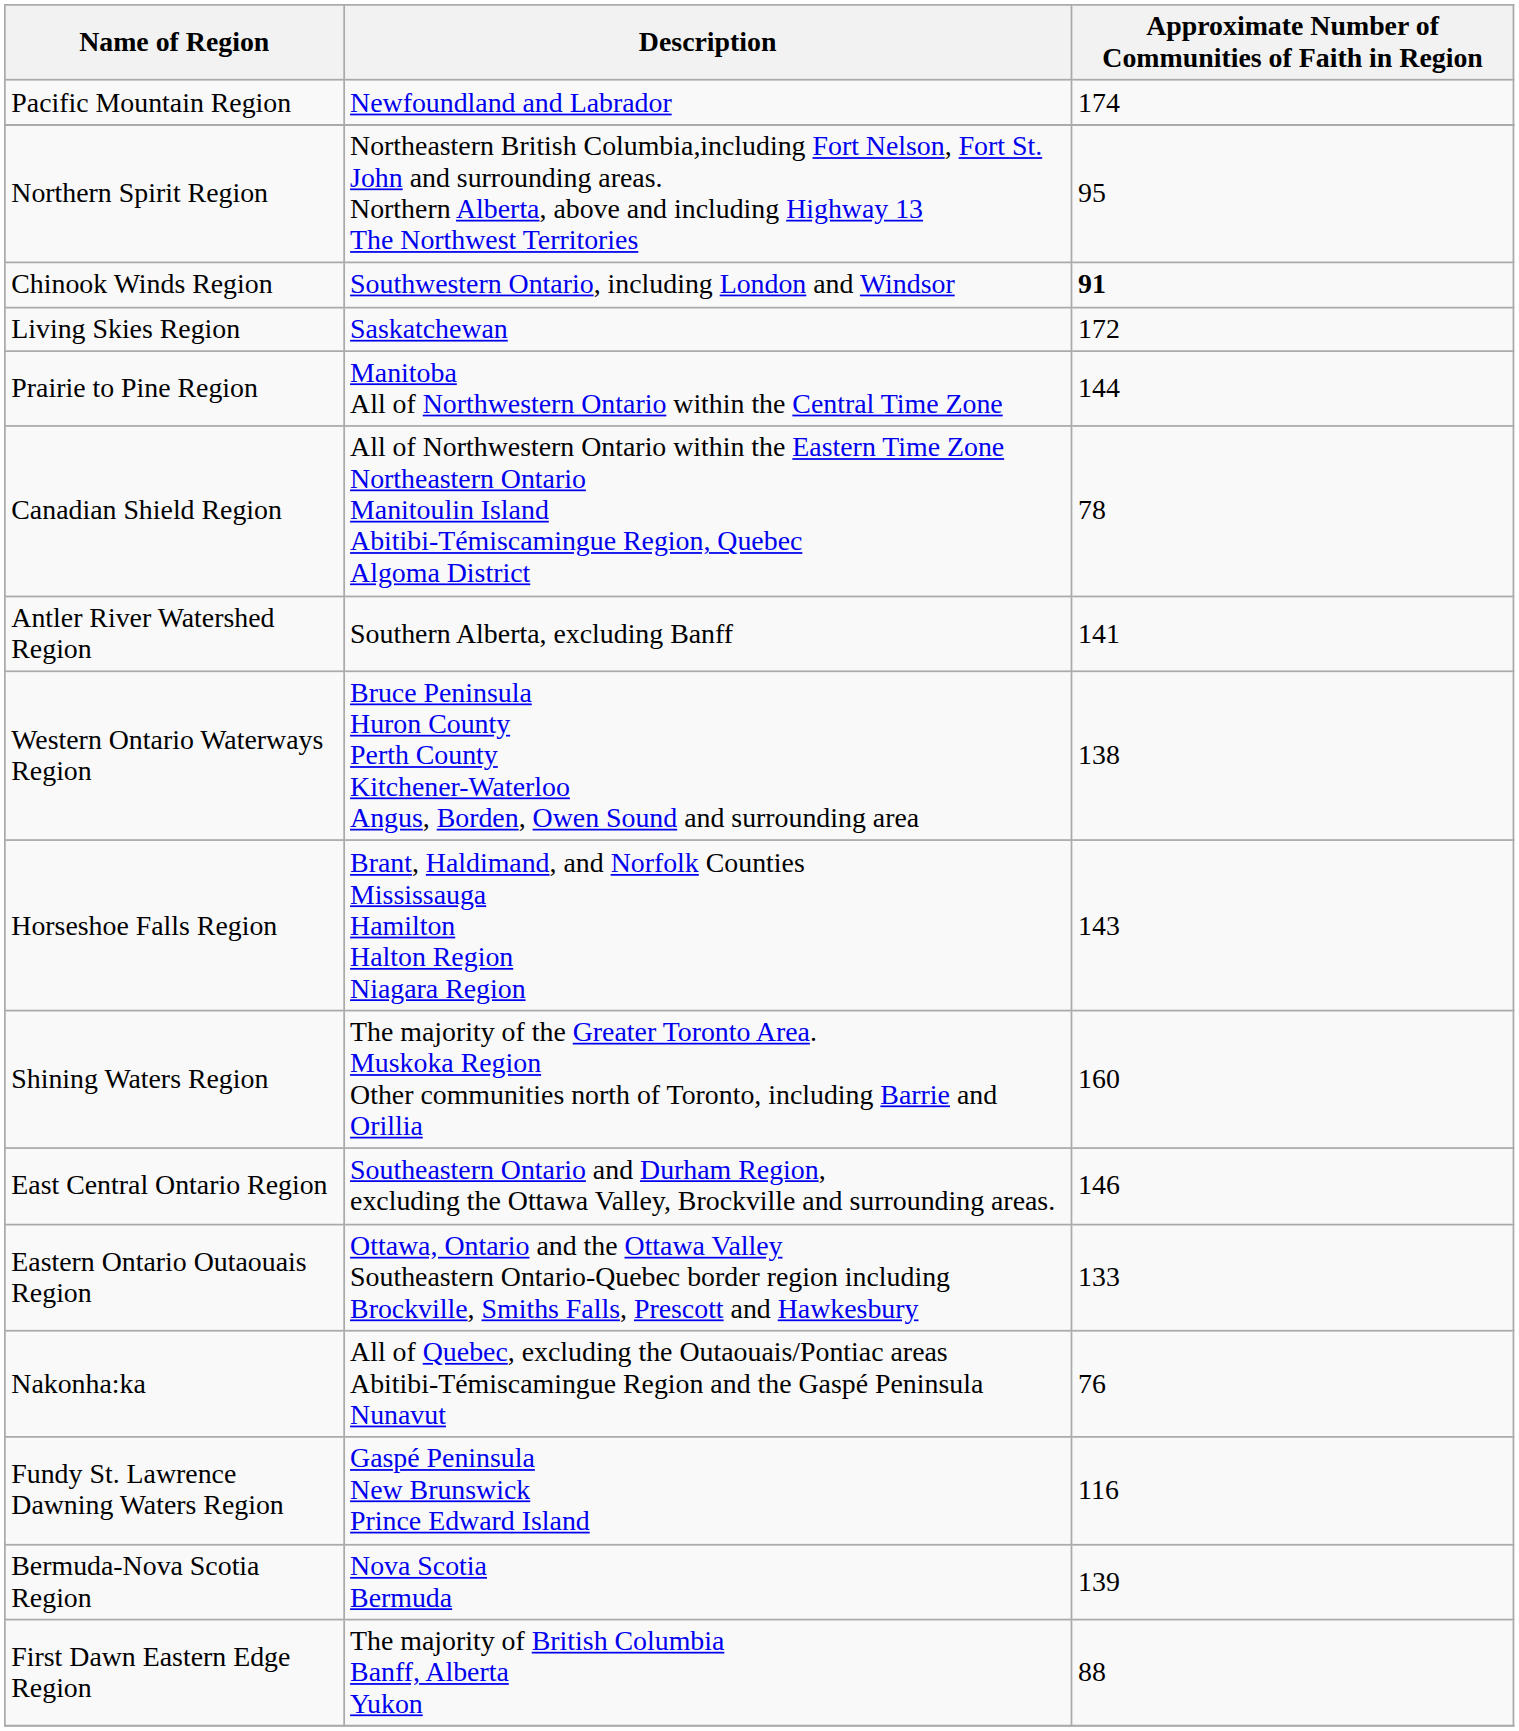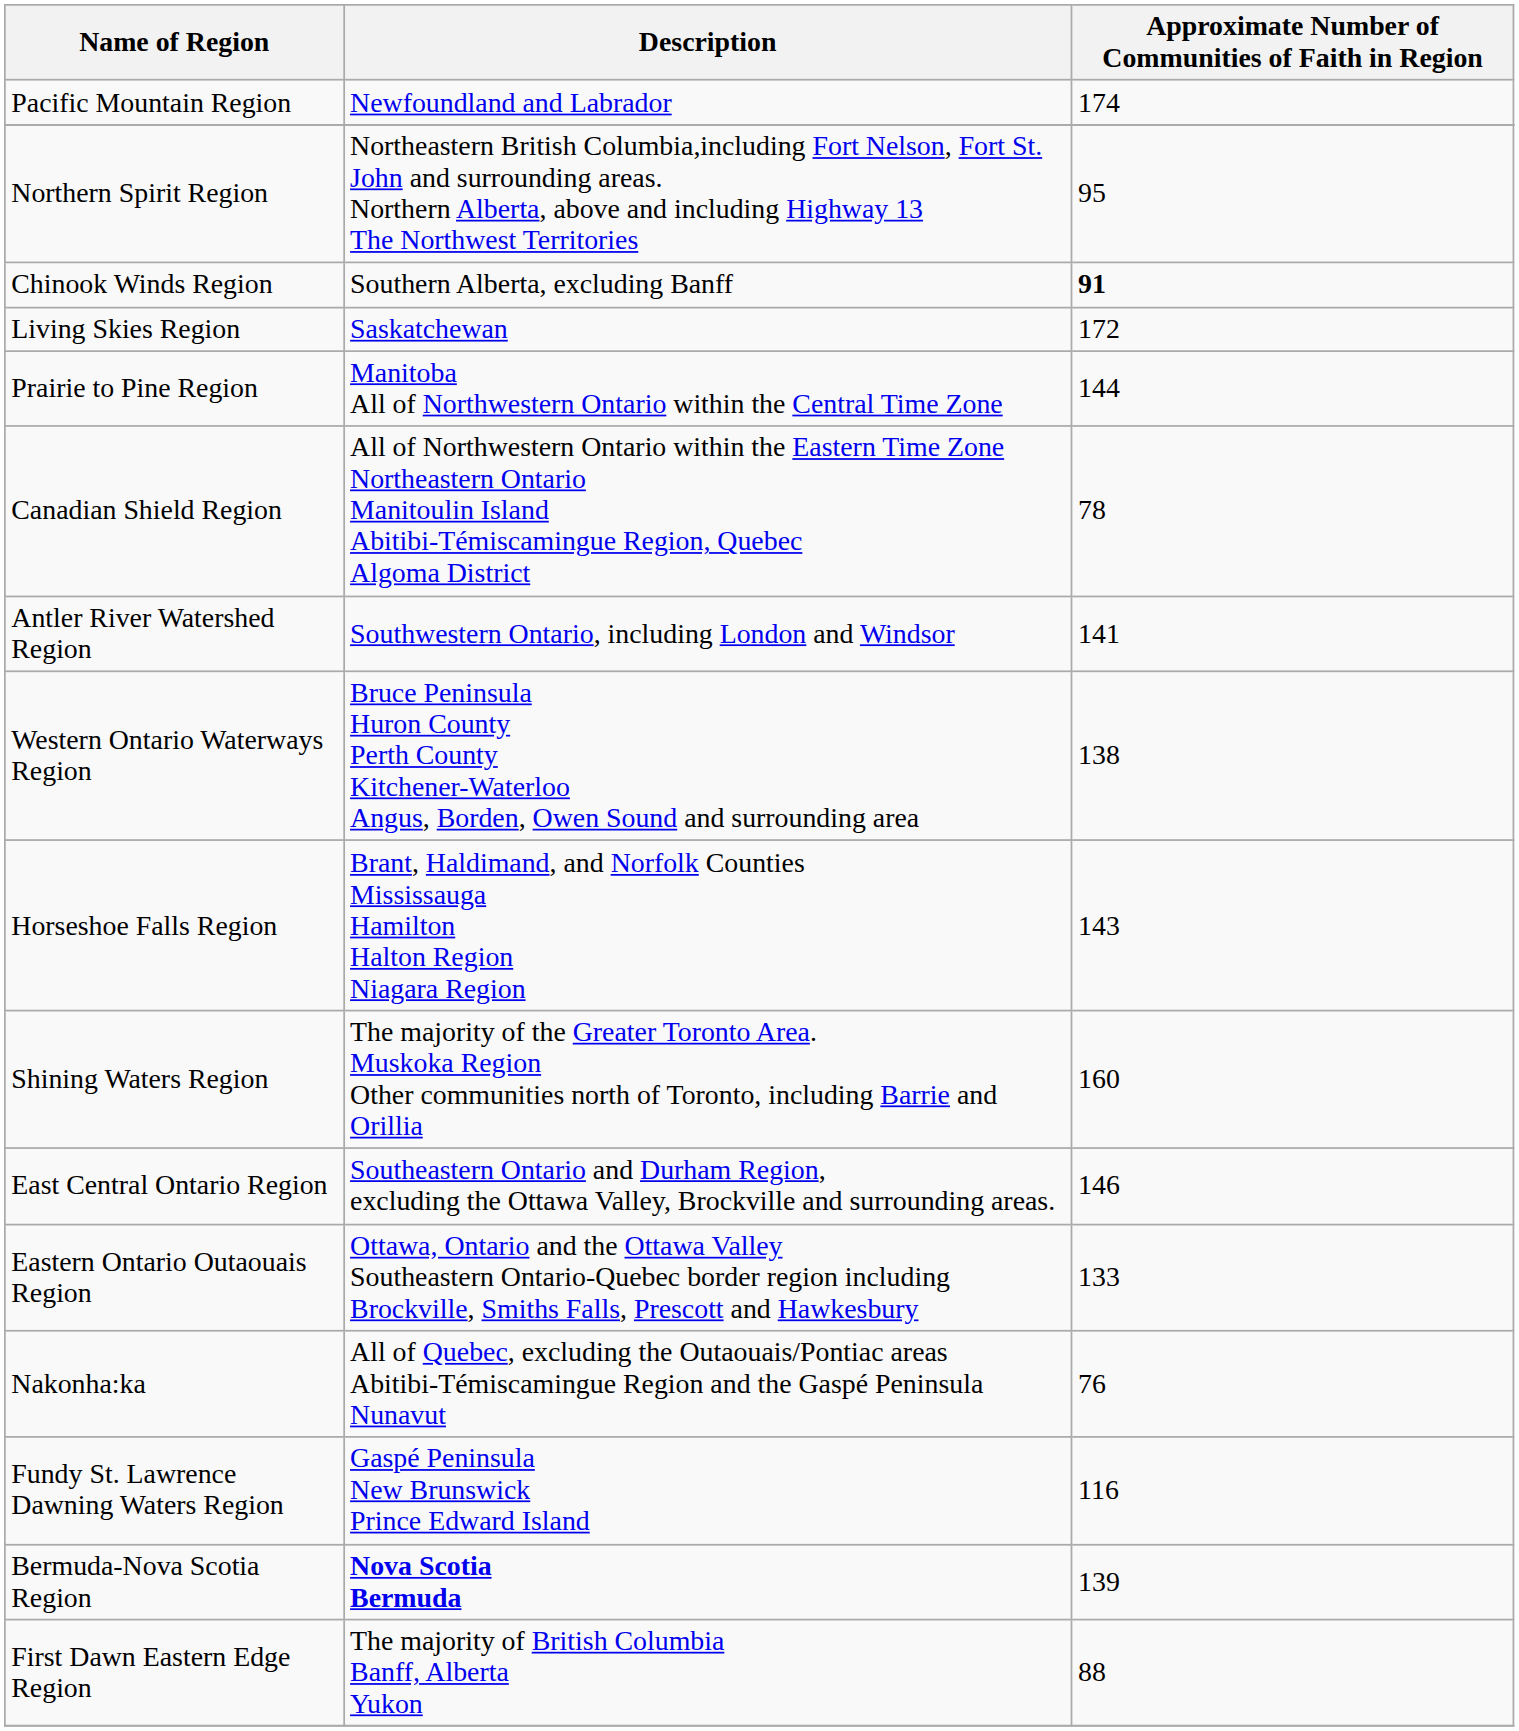(652, 284) Southwestern Ontario, including London and Windsor -> (542, 284) Southern Alberta, excluding Banff
(542, 633) Southern Alberta, excluding Banff -> (652, 633) Southwestern Ontario, including London and Windsor
(419, 1581) normal -> (421, 1581) bold
